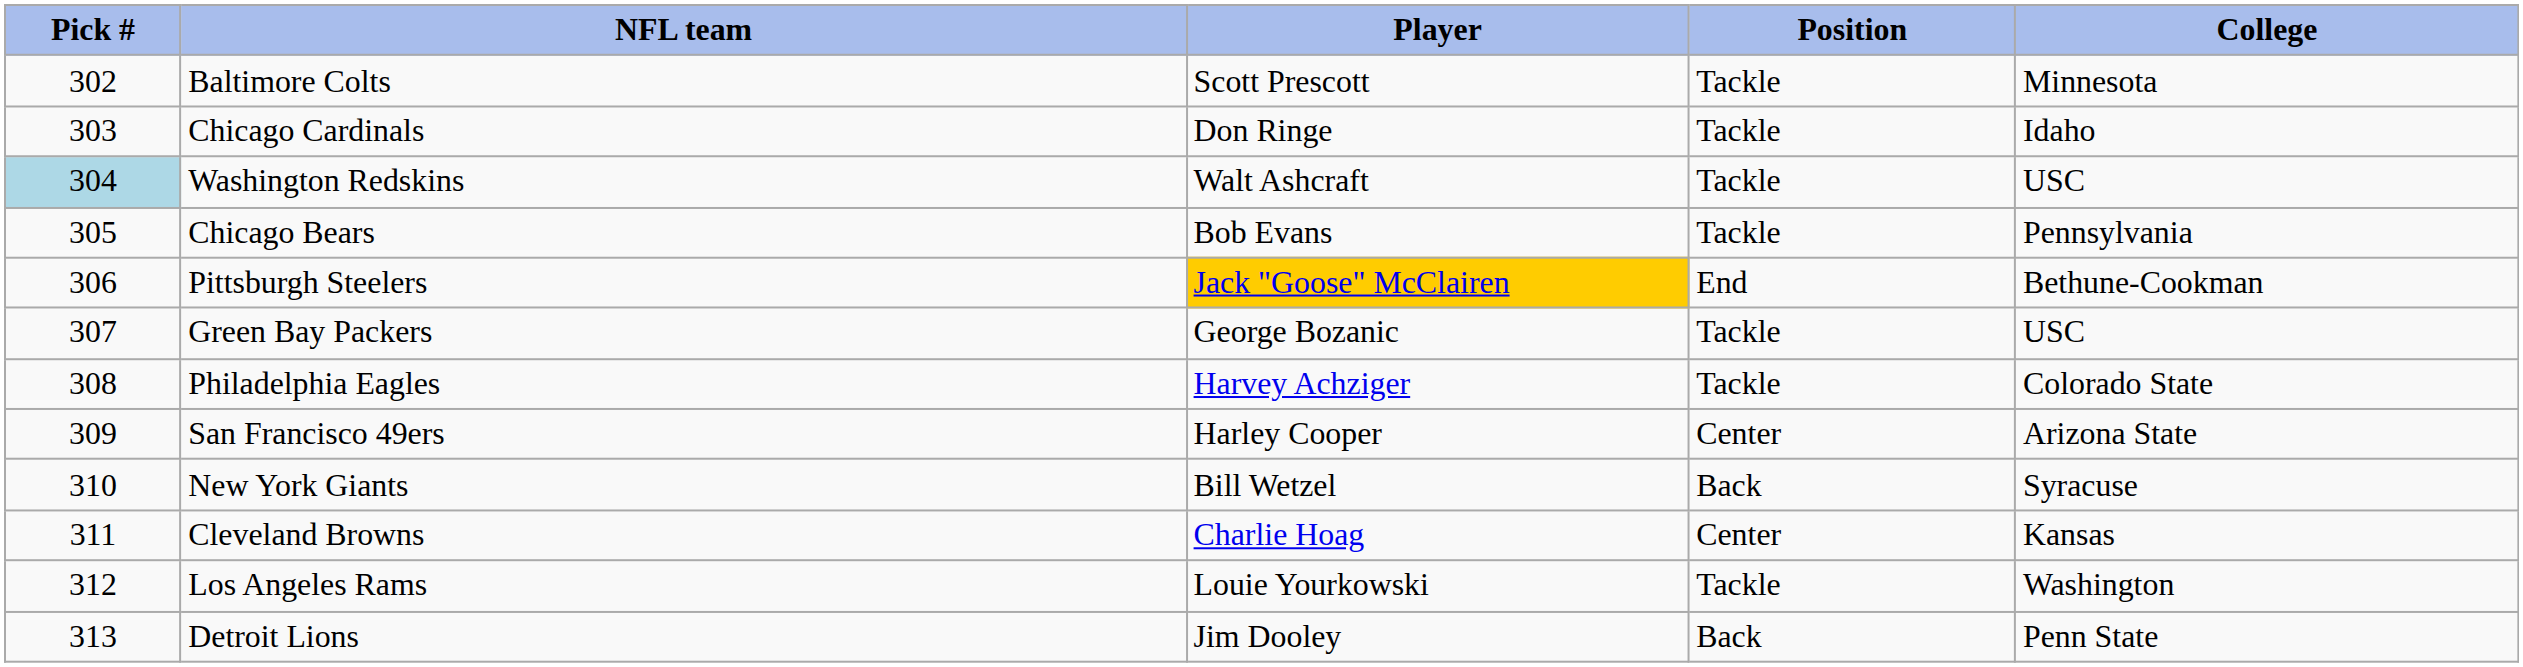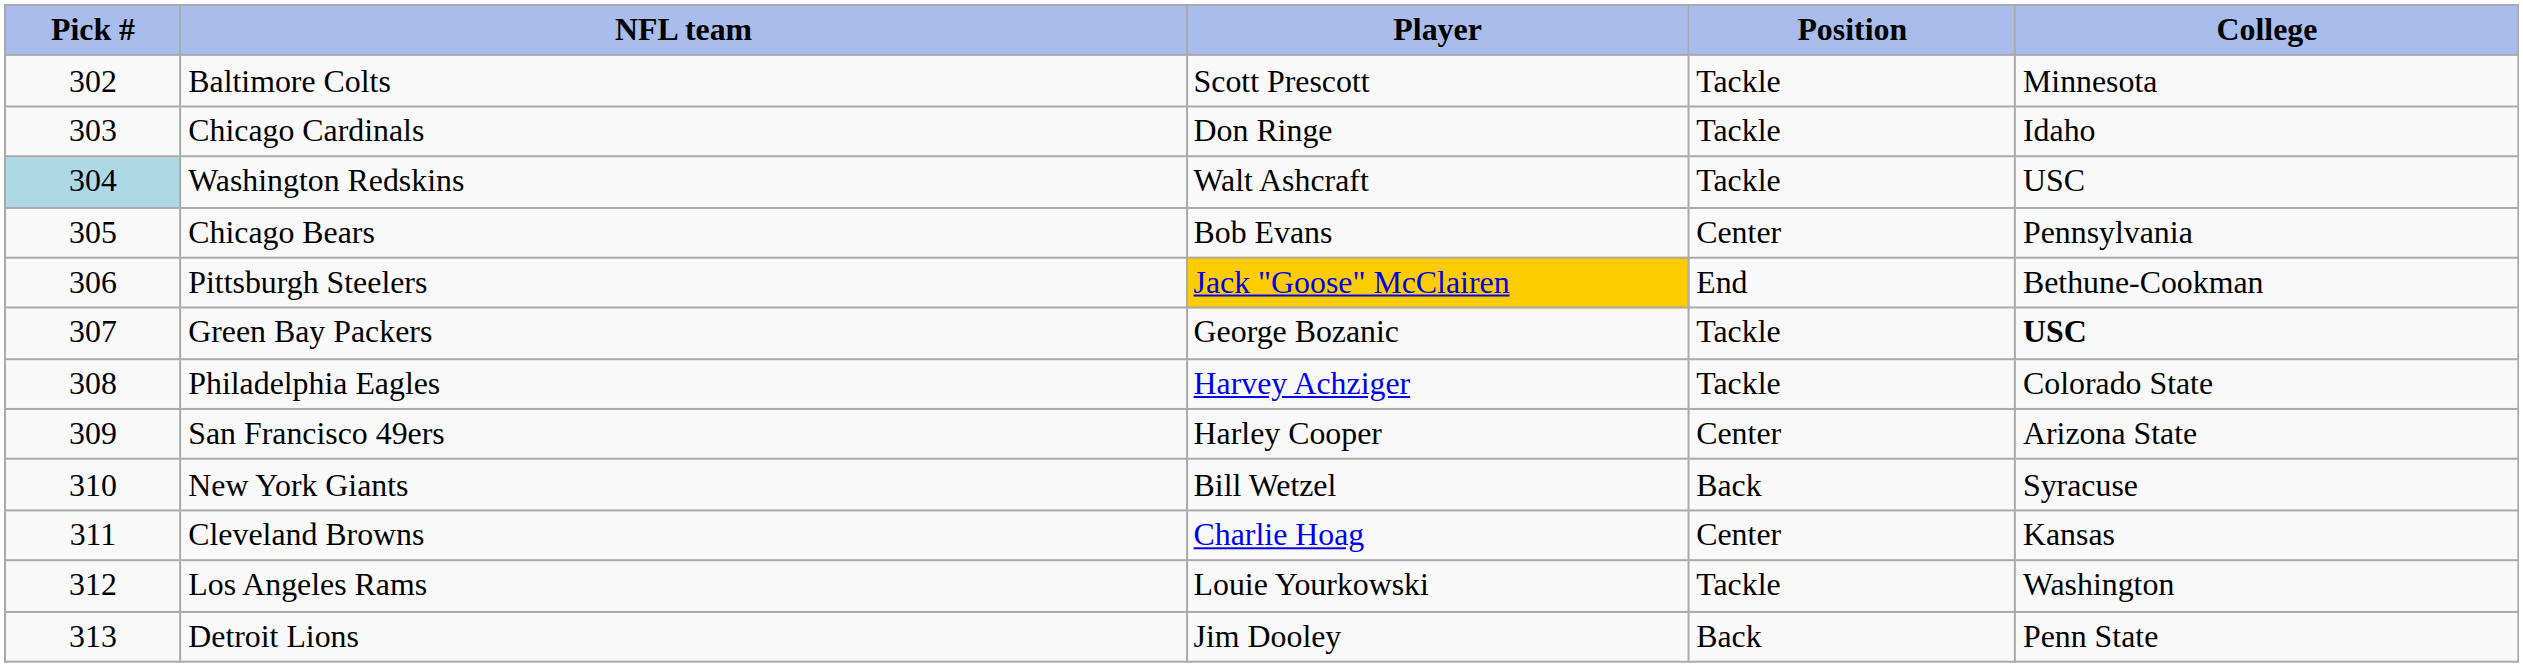(1738, 231) Tackle -> (1739, 231) Center
(2054, 332) normal -> (2055, 332) bold
